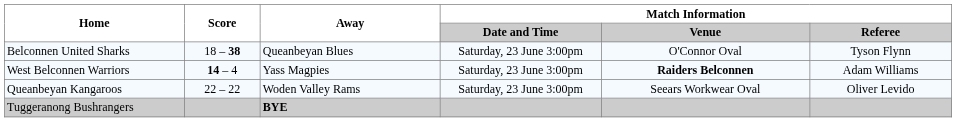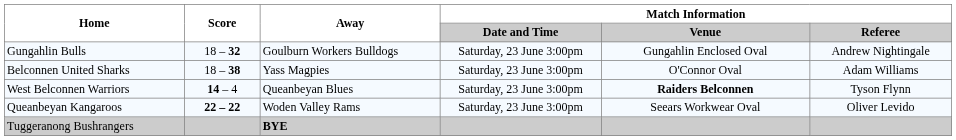+ row: (47, 51)
(308, 51) Queanbeyan Blues -> (296, 70) Yass Magpies
(881, 51) Tyson Flynn -> (881, 70) Adam Williams
(296, 70) Yass Magpies -> (308, 88) Queanbeyan Blues
(881, 70) Adam Williams -> (881, 88) Tyson Flynn
(222, 88) normal -> (222, 107) bold
